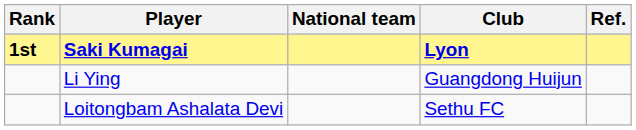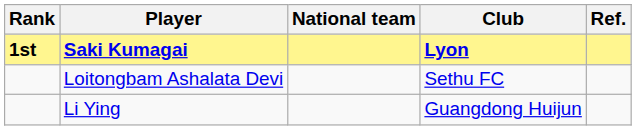rows swapped: (173, 109) <-> (92, 79)
